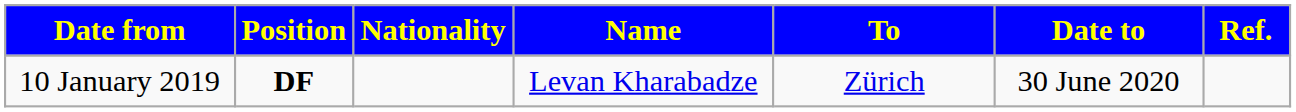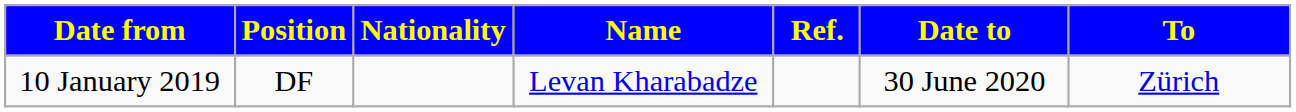columns swapped: (884, 29) <-> (1246, 29)
(294, 80) bold -> (294, 80) normal
